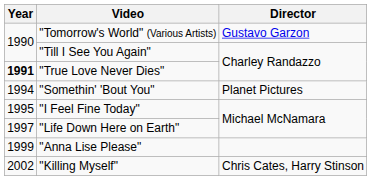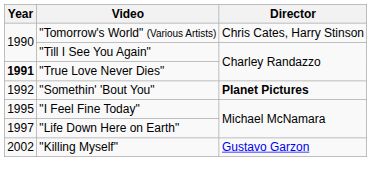(266, 33) Gustavo Garzon -> (293, 33) Chris Cates, Harry Stinson
(20, 90) 1994 -> (20, 90) 1992
(262, 90) normal -> (265, 90) bold
- row: (90, 147)
(293, 166) Chris Cates, Harry Stinson -> (266, 147) Gustavo Garzon
